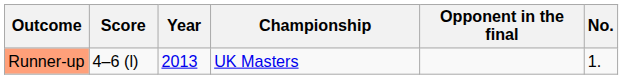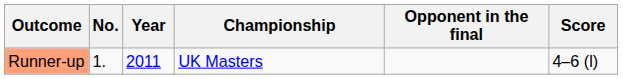columns swapped: (601, 26) <-> (123, 26)
(179, 61) 2013 -> (143, 61) 2011
